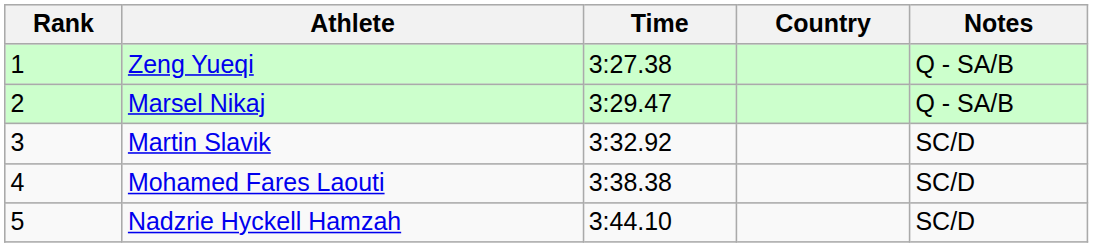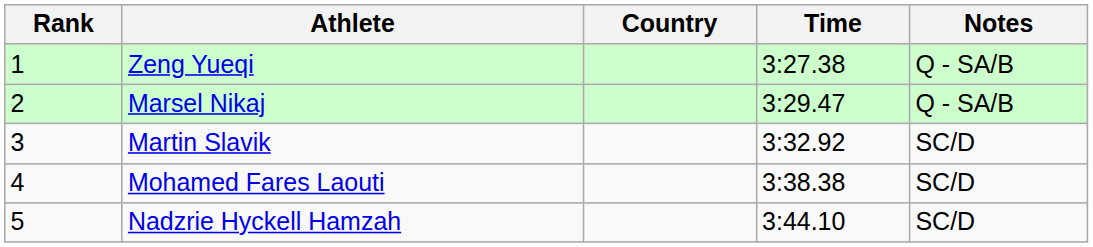columns swapped: (823, 24) <-> (660, 24)
